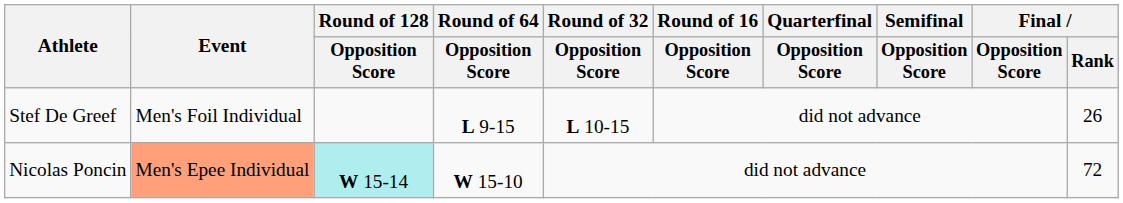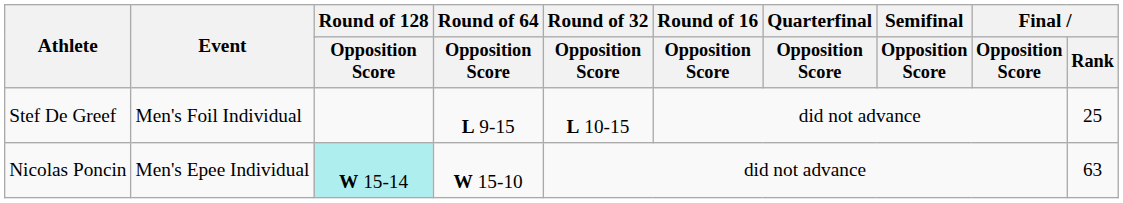(1093, 115) 26 -> (1093, 115) 25
(222, 170) lightsalmon background -> (222, 170) no background
(1093, 170) 72 -> (1093, 170) 63
